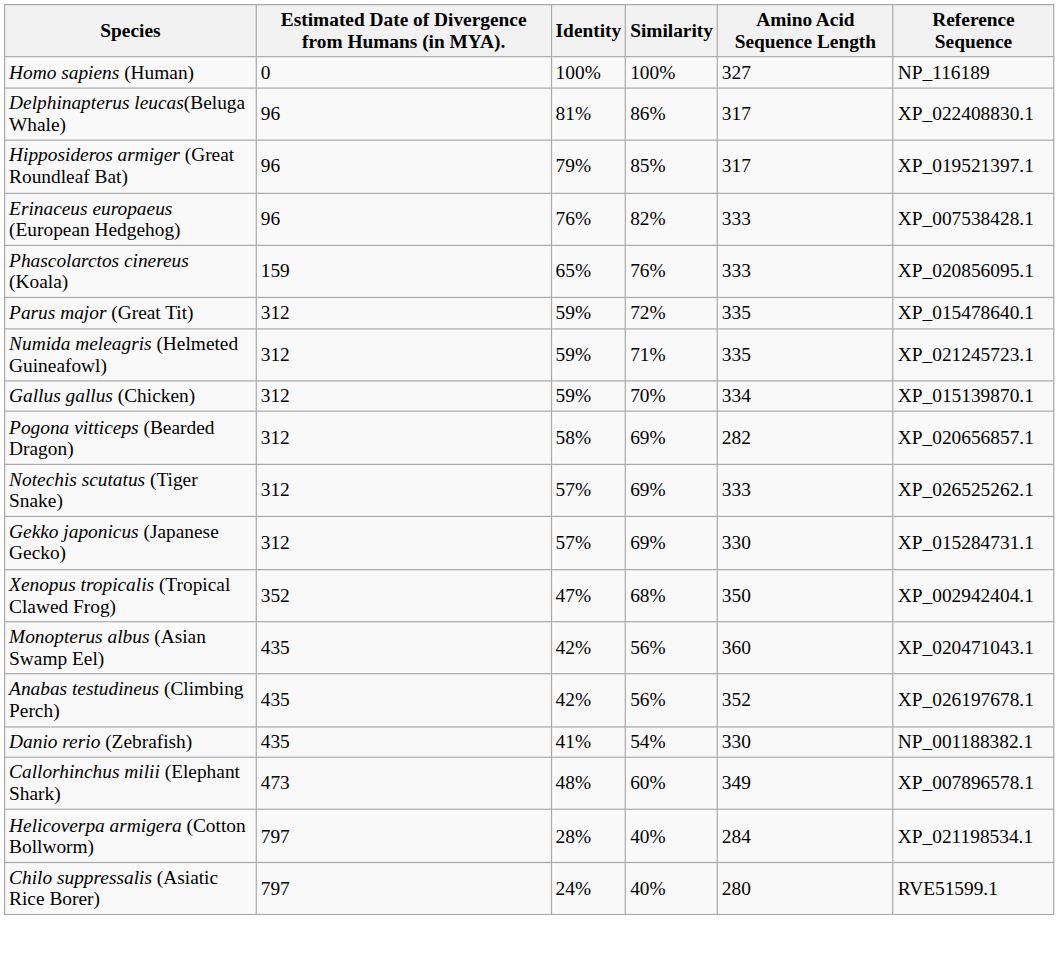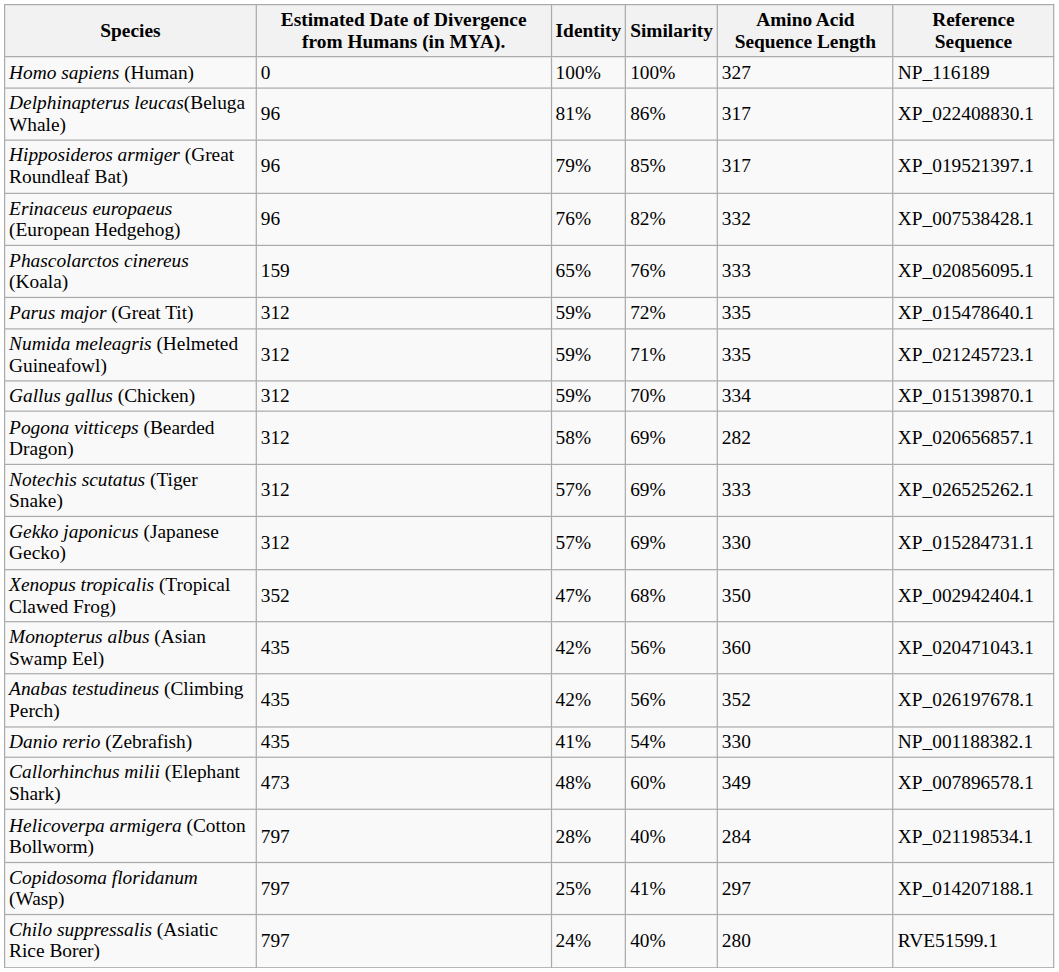(736, 218) 333 -> (736, 218) 332
+ row: (103, 888)
